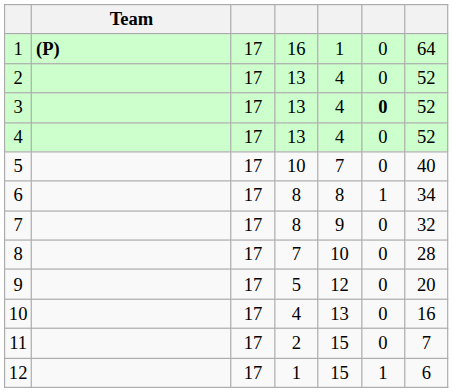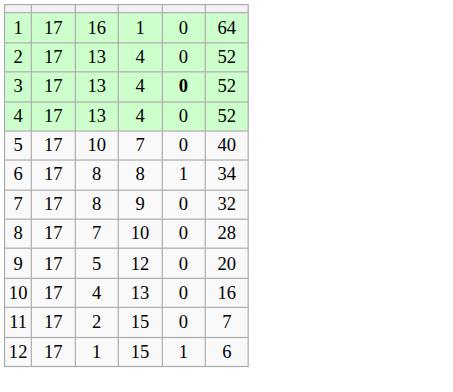- column: (131, 19)
